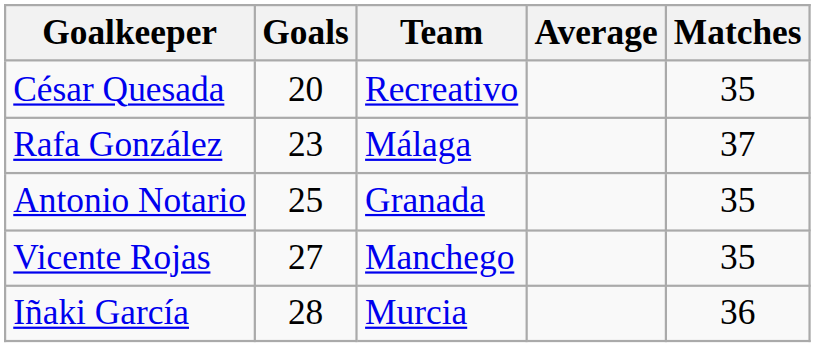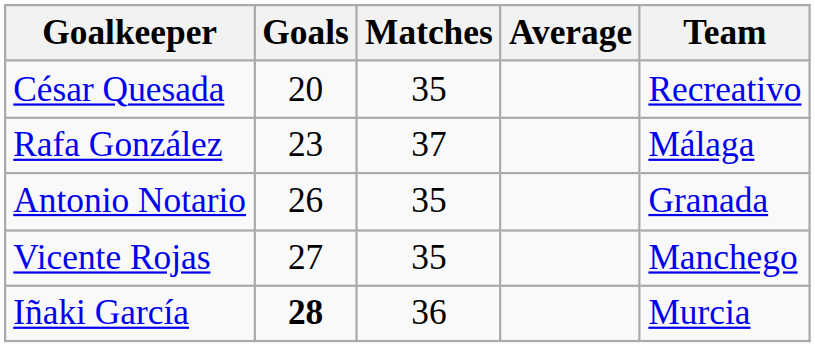columns swapped: (738, 32) <-> (442, 32)
(306, 200) 25 -> (306, 200) 26
(306, 312) normal -> (306, 312) bold
